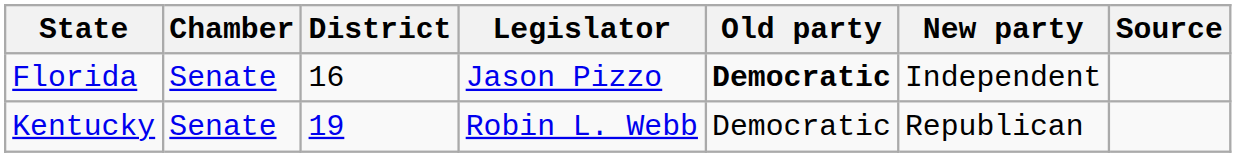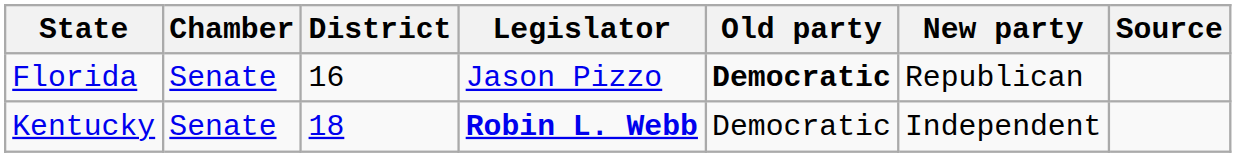(1003, 78) Independent -> (994, 78) Republican
(326, 126) 19 -> (326, 126) 18
(582, 126) normal -> (582, 126) bold
(994, 126) Republican -> (1003, 126) Independent
